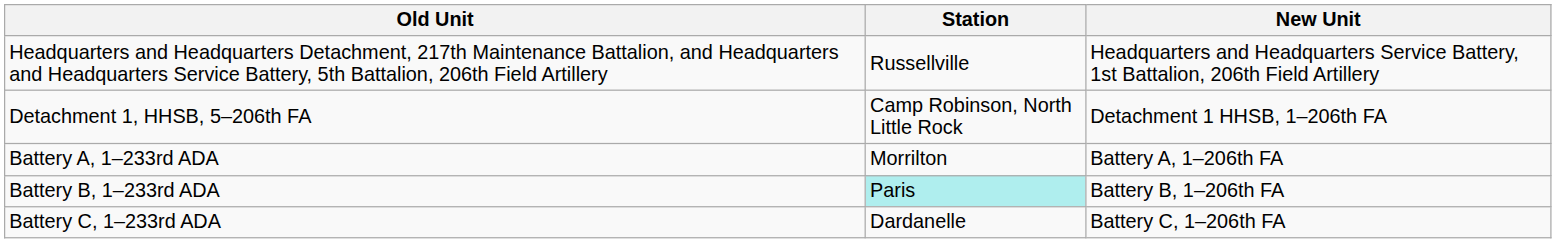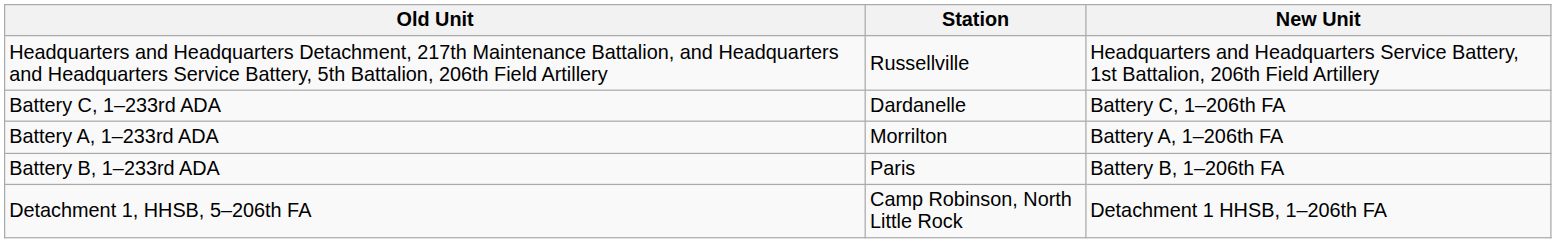rows swapped: (160, 116) <-> (115, 222)
(893, 190) paleturquoise background -> (893, 168) no background
